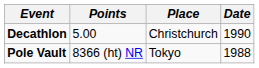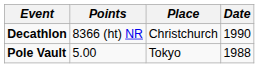(84, 33) 5.00 -> (108, 33) 8366 (ht) NR
(108, 53) 8366 (ht) NR -> (84, 53) 5.00
